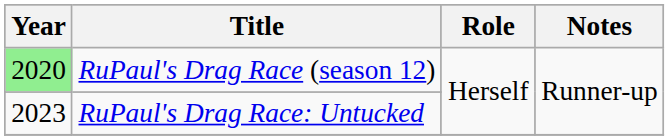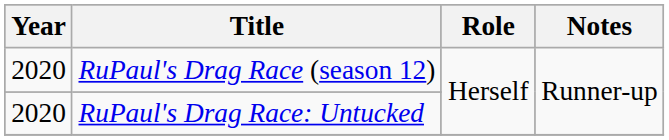(39, 69) lightgreen background -> (39, 69) no background
(39, 112) 2023 -> (39, 112) 2020
